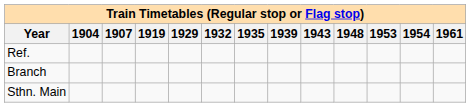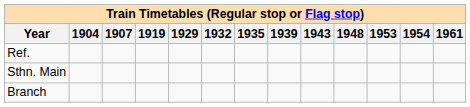rows swapped: (37, 92) <-> (27, 72)
